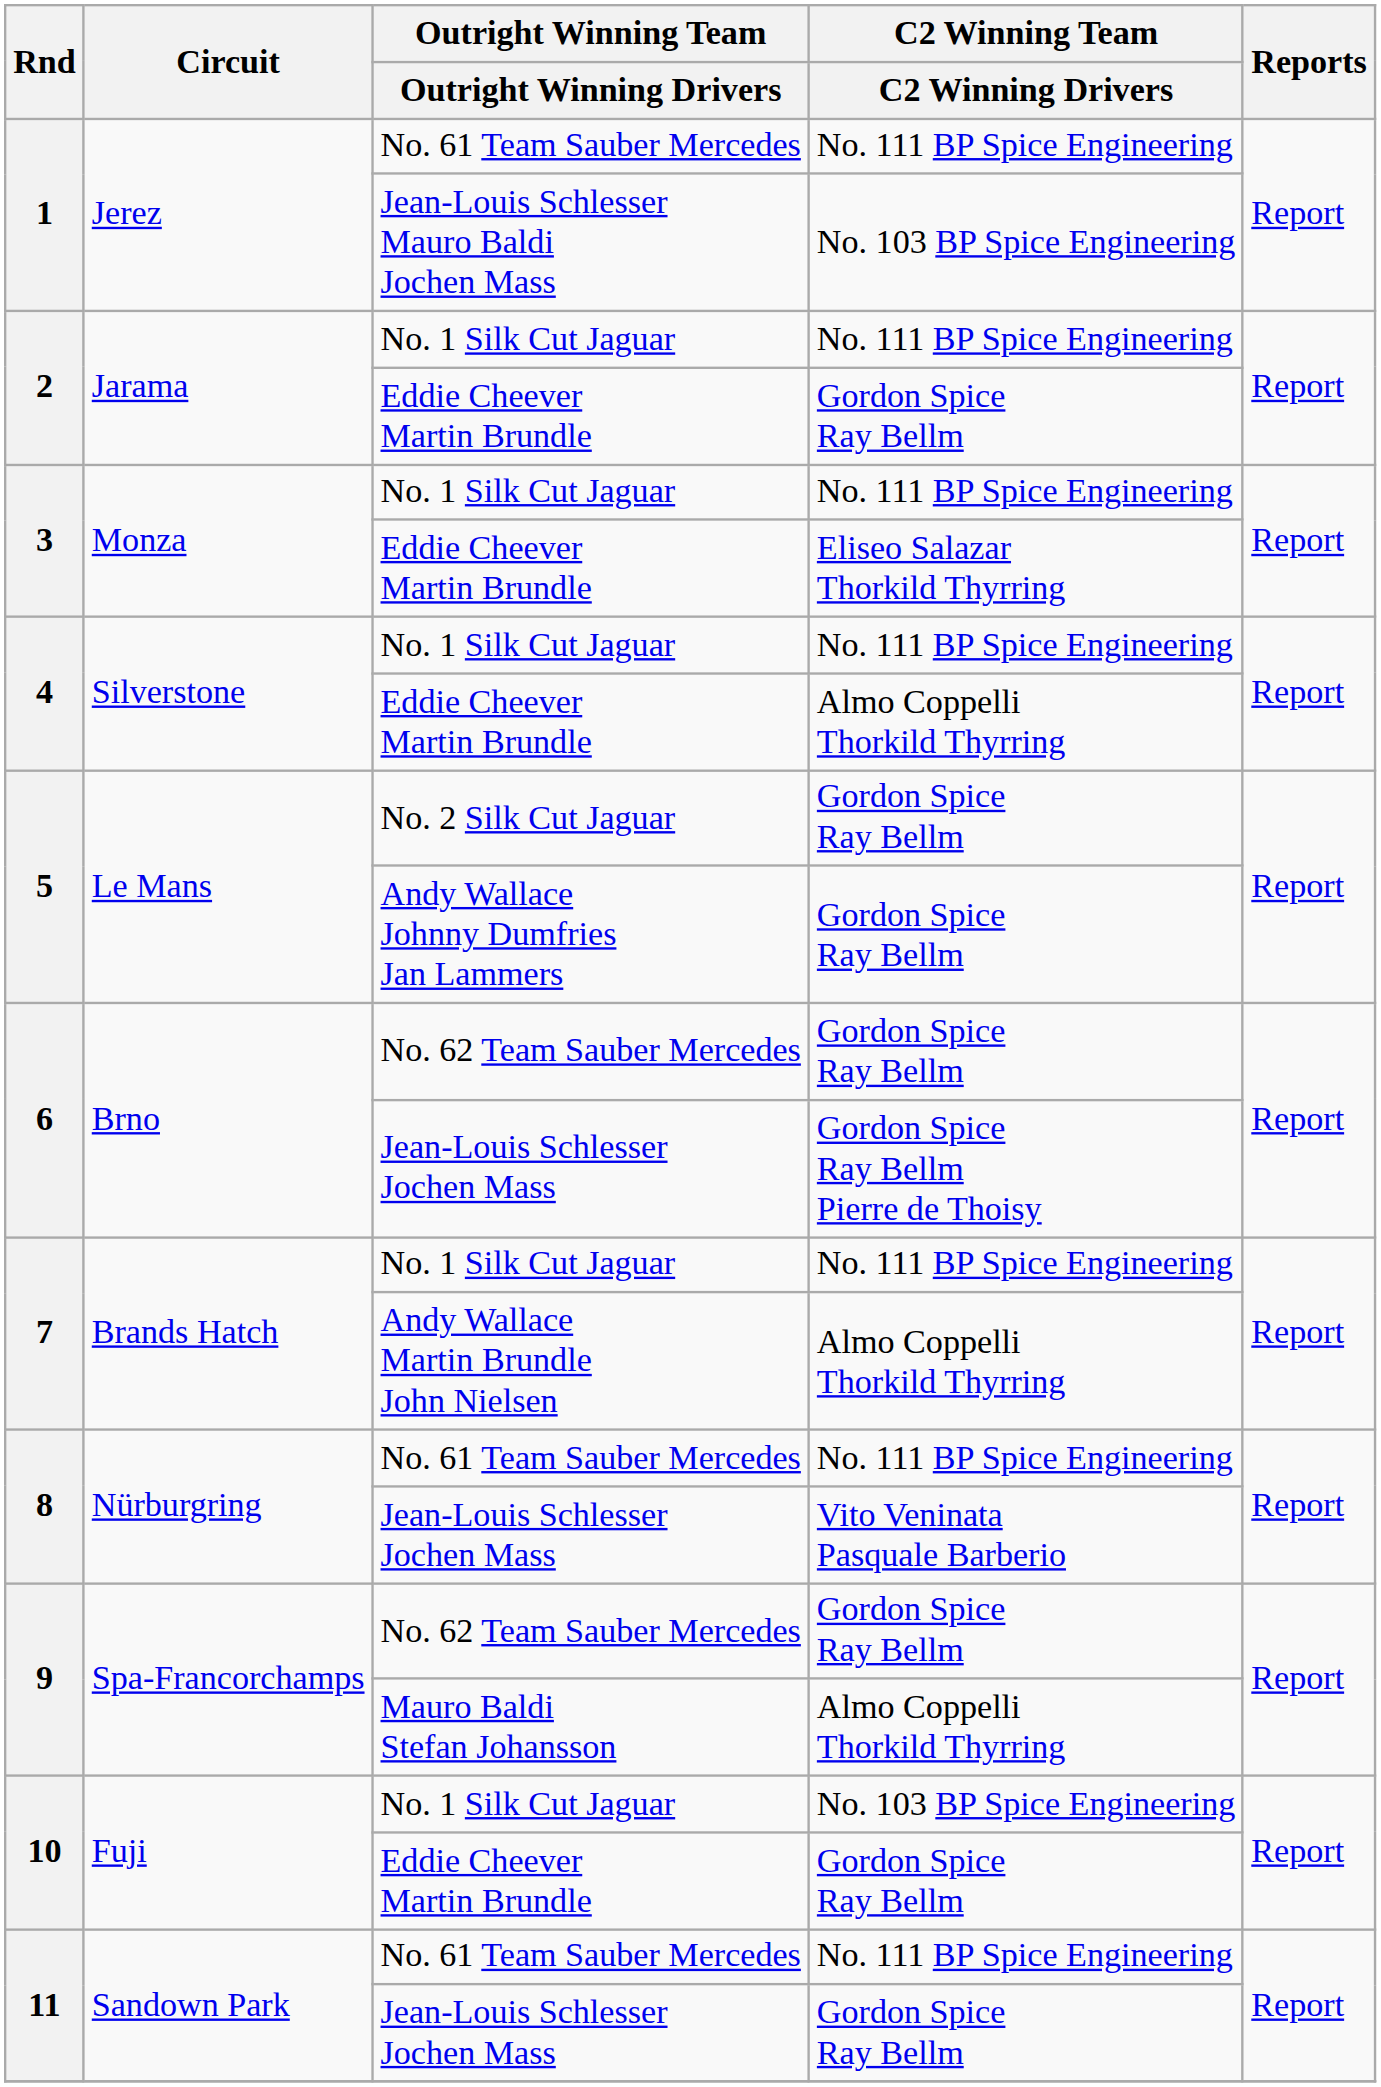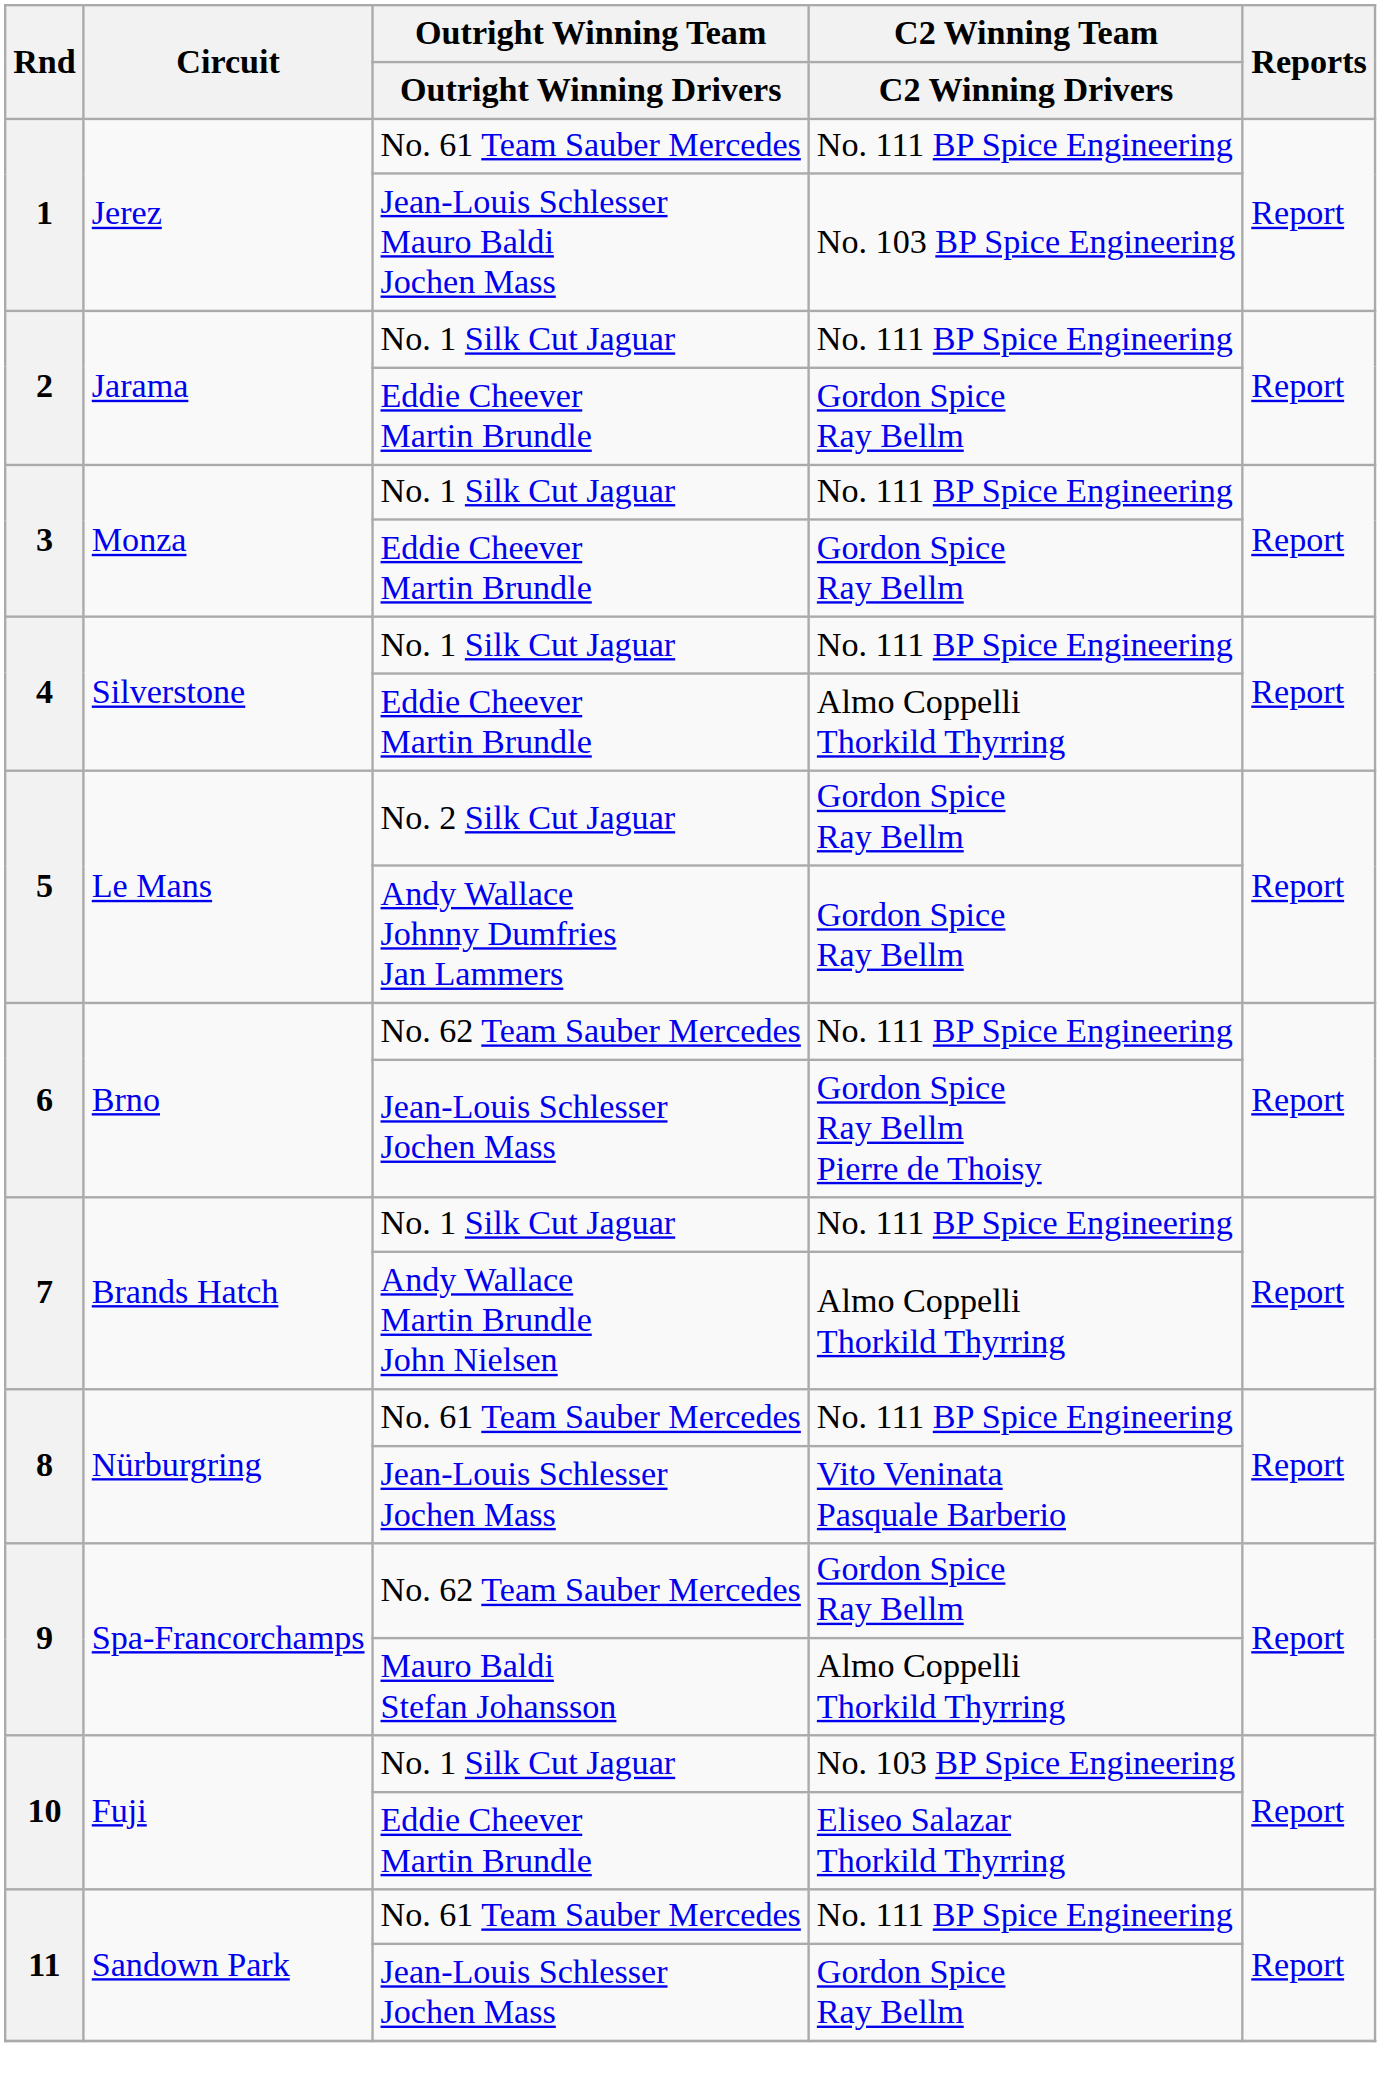(941, 568) Eliseo Salazar Thorkild Thyrring -> (911, 568) Gordon Spice Ray Bellm
(911, 1050) Gordon Spice Ray Bellm -> (1025, 1030) No. 111 BP Spice Engineering
(911, 1879) Gordon Spice Ray Bellm -> (941, 1839) Eliseo Salazar Thorkild Thyrring
